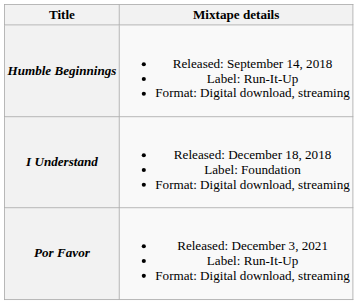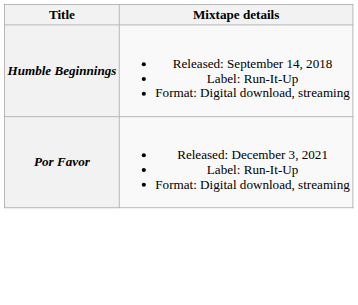- row: (62, 162)
